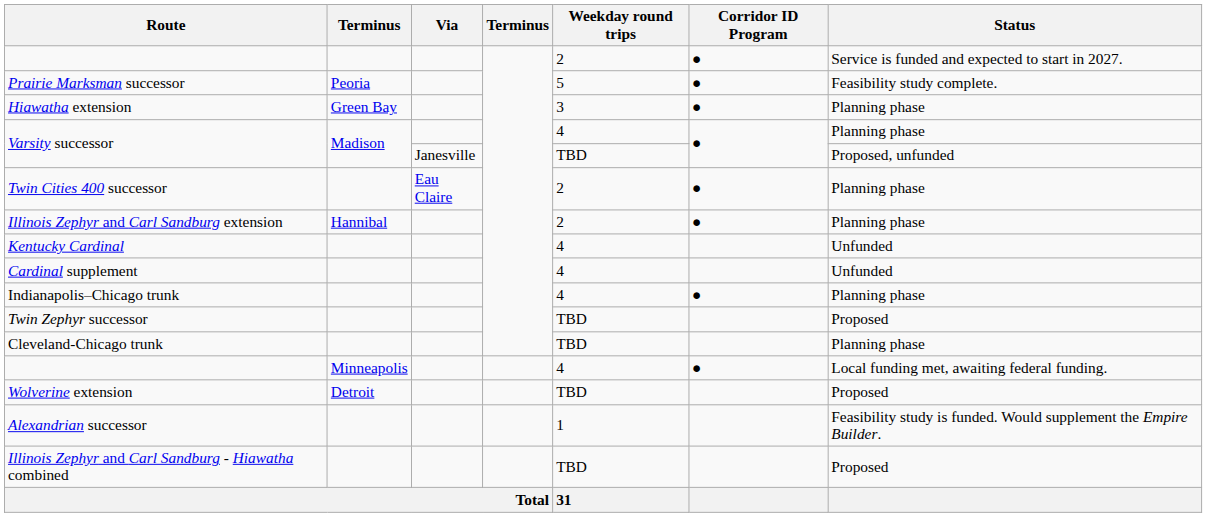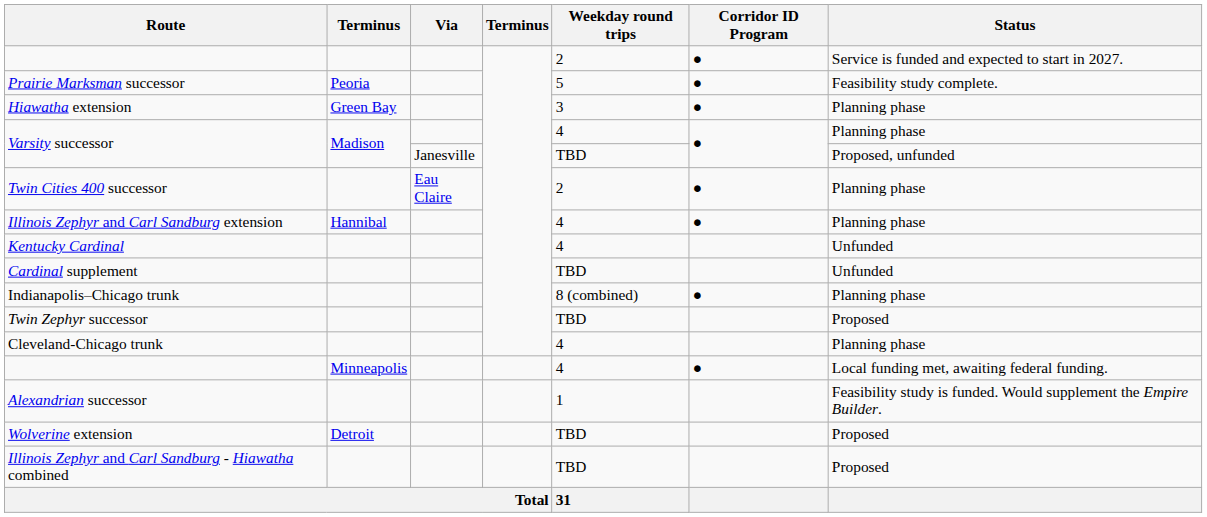(560, 221) 2 -> (560, 221) 4
(560, 270) 4 -> (571, 270) TBD
(560, 294) 4 -> (597, 294) 8 (combined)
(572, 343) TBD -> (560, 343) 4
rows swapped: (77, 425) <-> (70, 392)
